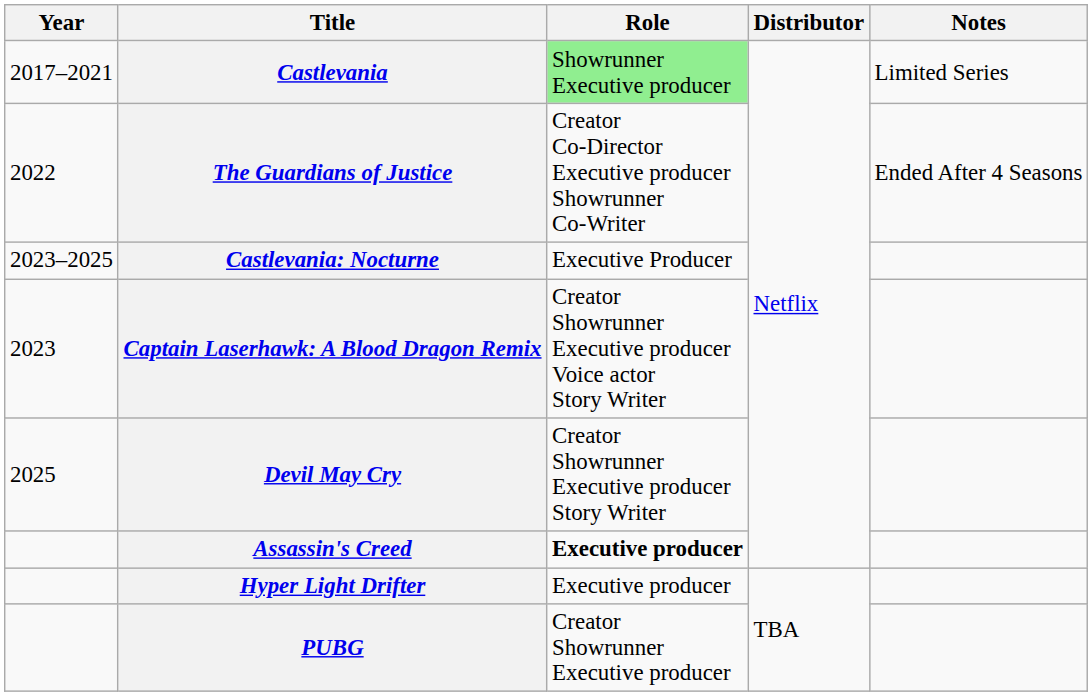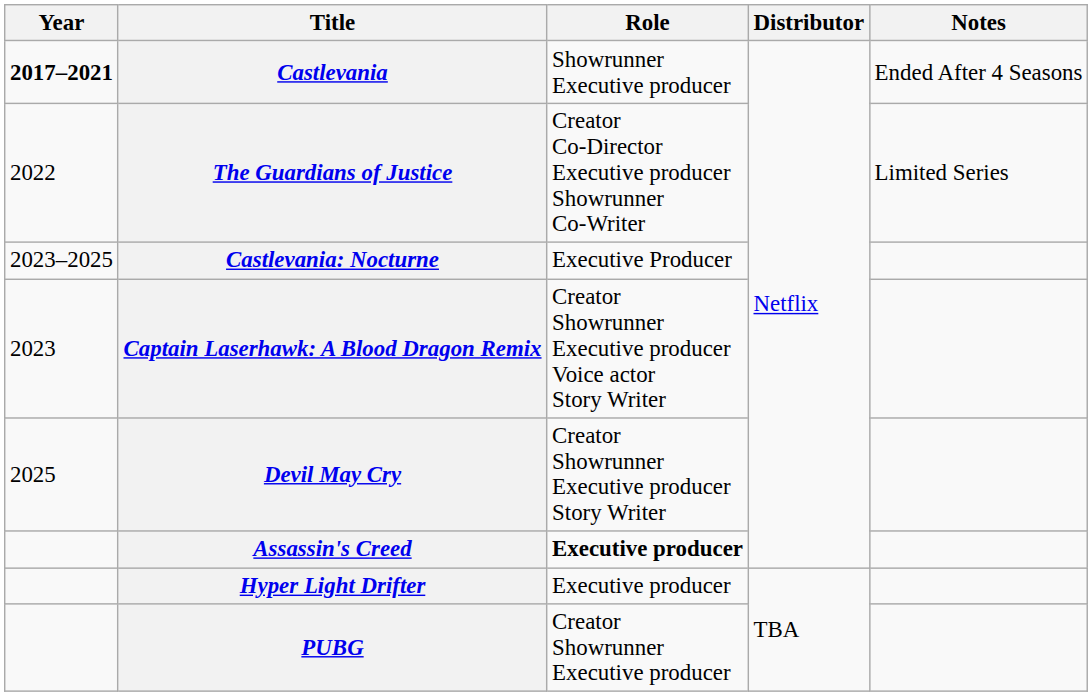(61, 71) normal -> (61, 71) bold
(641, 71) lightgreen background -> (641, 71) no background
(942, 71) Limited Series -> (979, 71) Ended After 4 Seasons
(979, 172) Ended After 4 Seasons -> (942, 172) Limited Series
